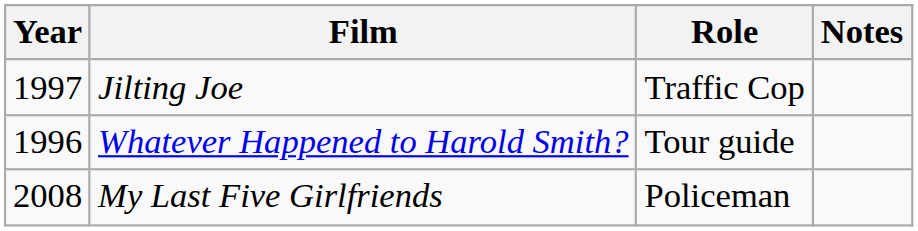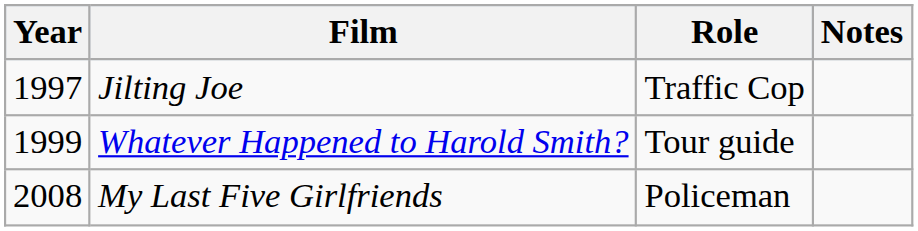(48, 141) 1996 -> (48, 141) 1999
